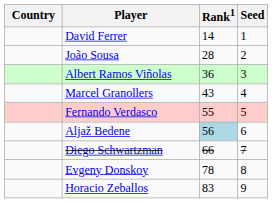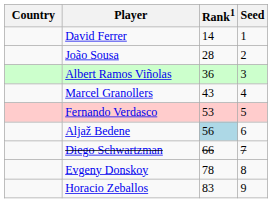(208, 112) 55 -> (208, 112) 53
